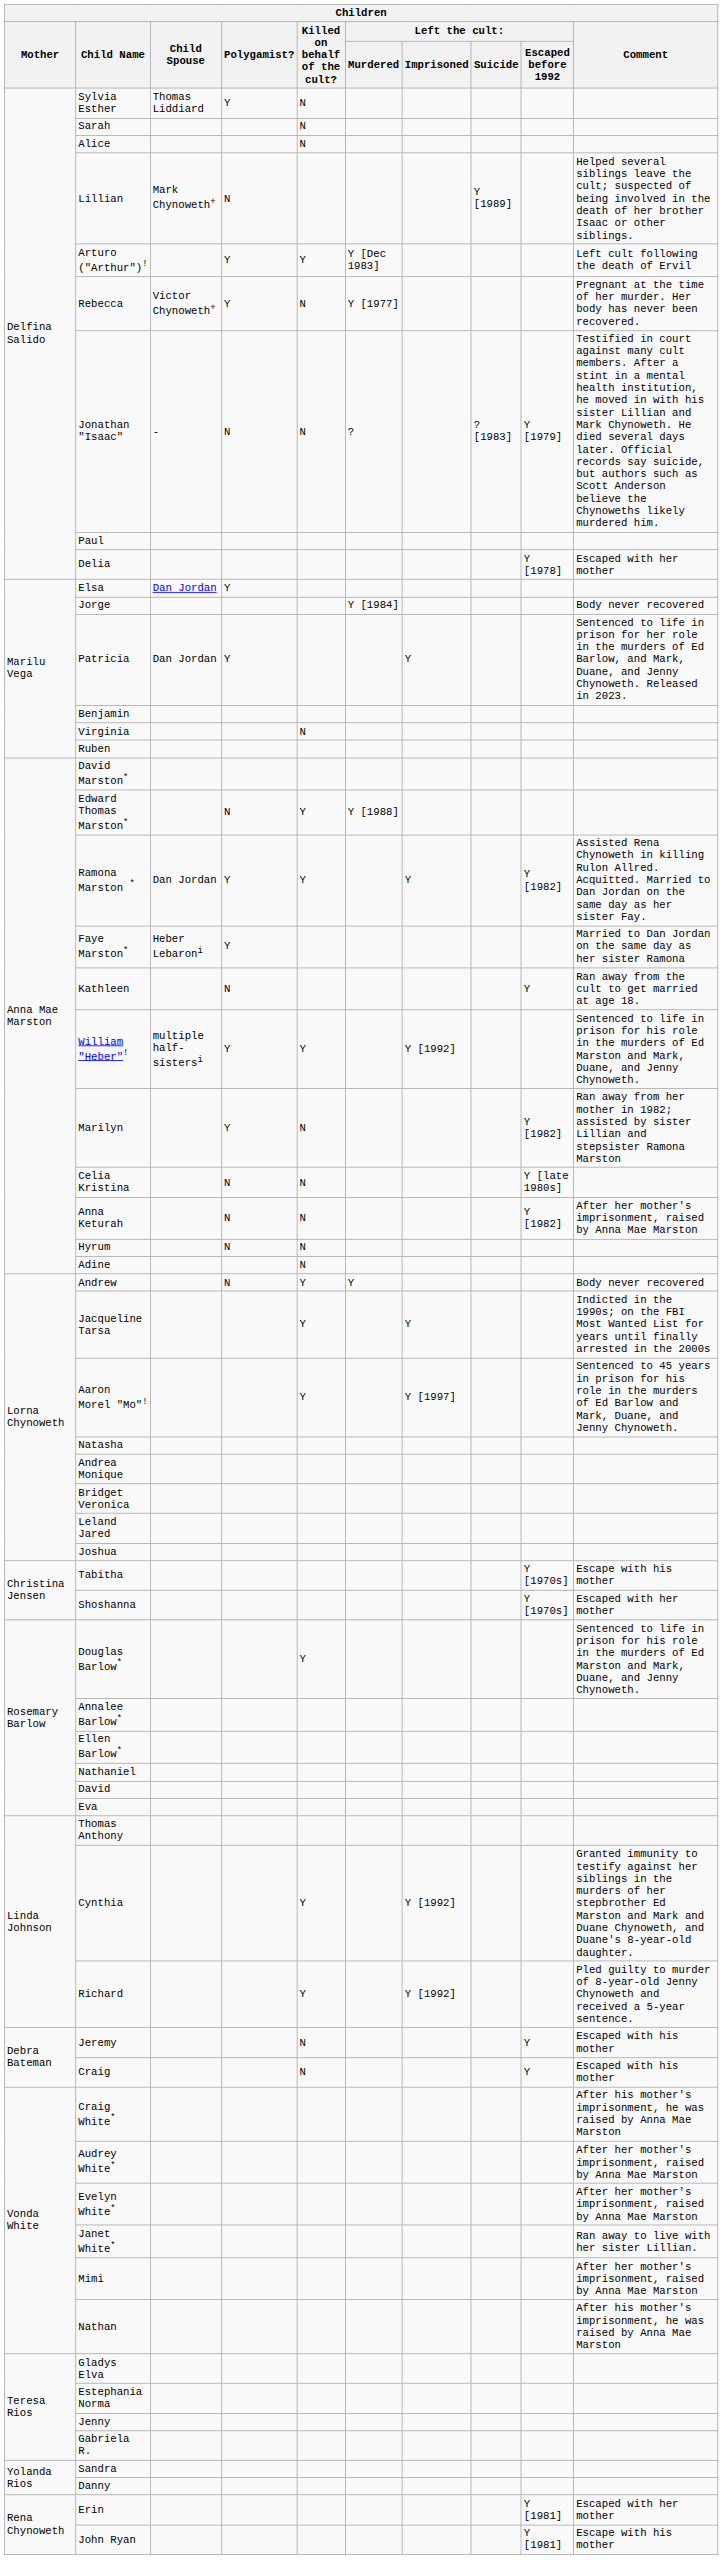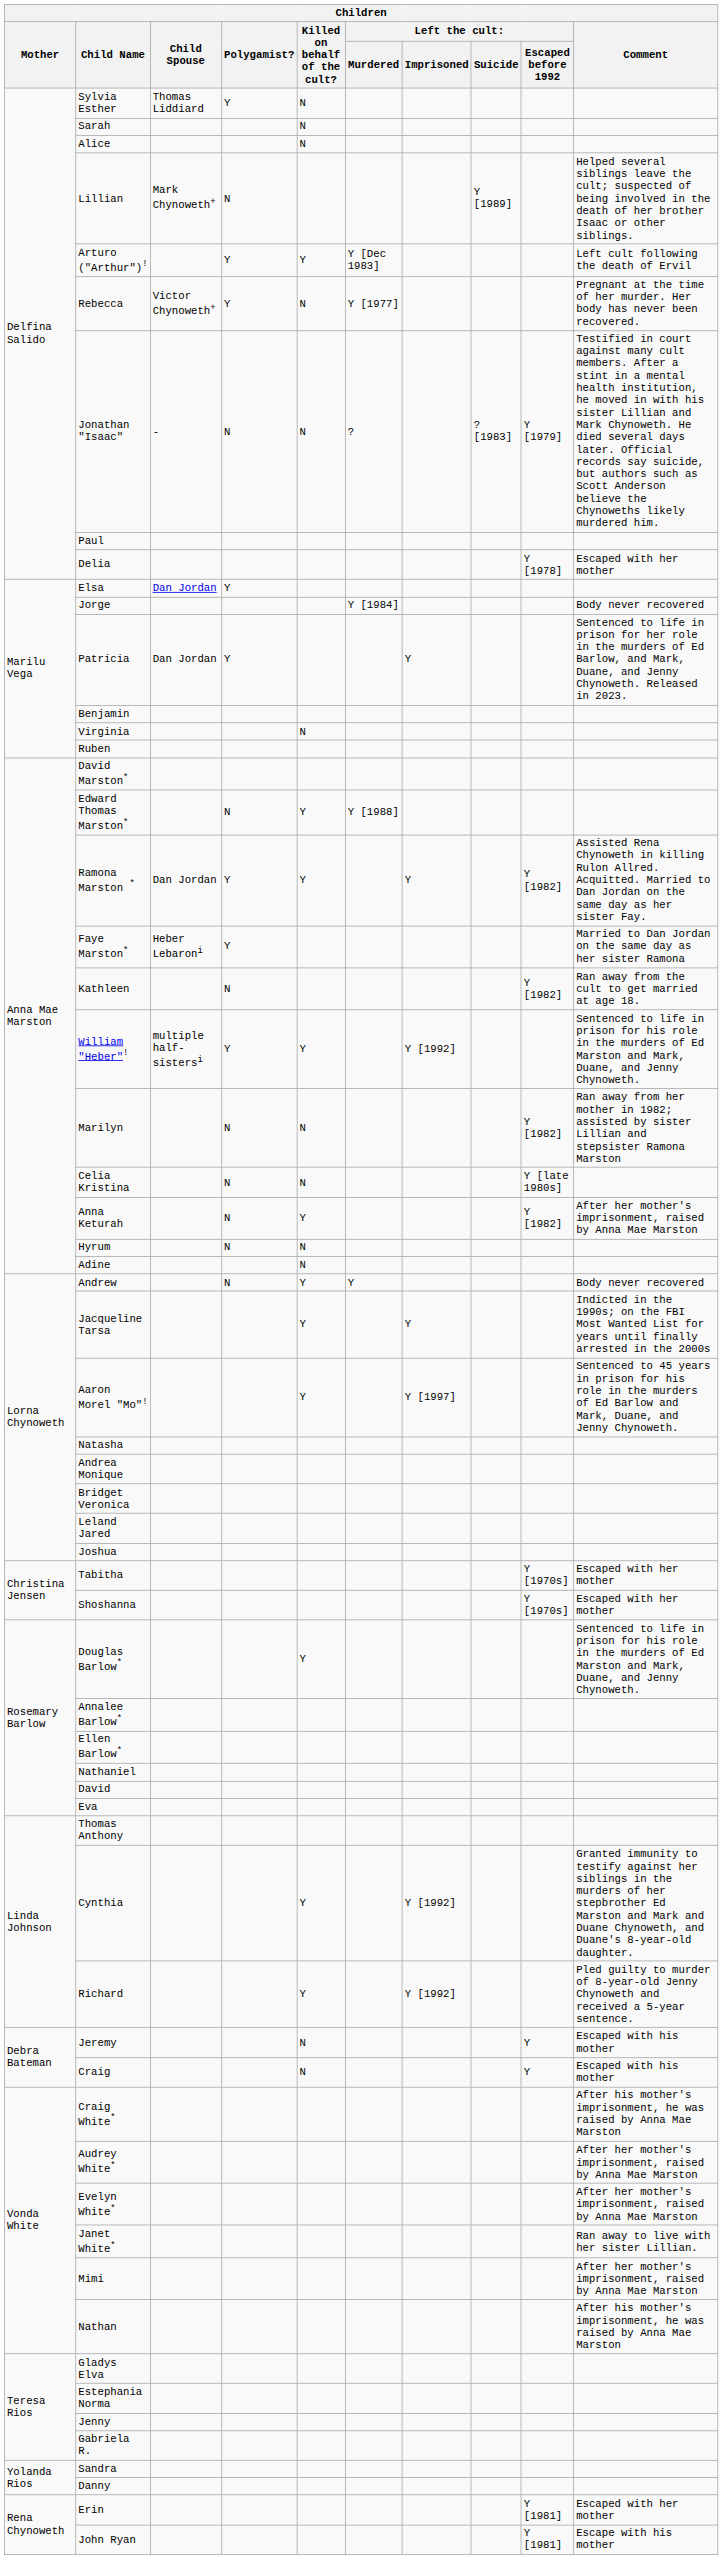(527, 989) Y -> (543, 989) Y [1982]
(227, 1128) Y -> (227, 1128) N
(303, 1218) N -> (303, 1218) Y
(624, 1575) Escape with his mother -> (627, 1575) Escaped with her mother
